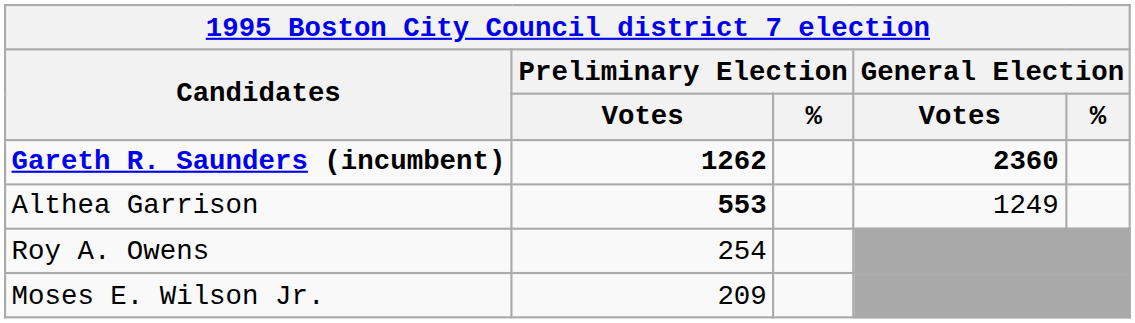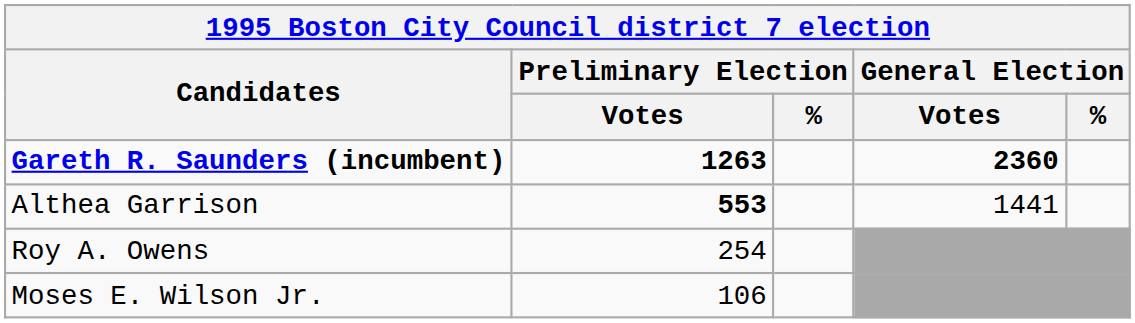(734, 162) 1262 -> (734, 162) 1263
(1026, 206) 1249 -> (1026, 206) 1441
(742, 296) 209 -> (742, 296) 106
